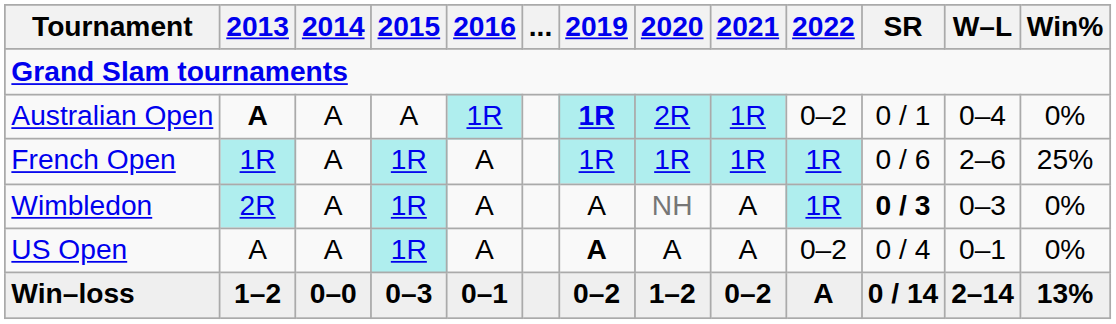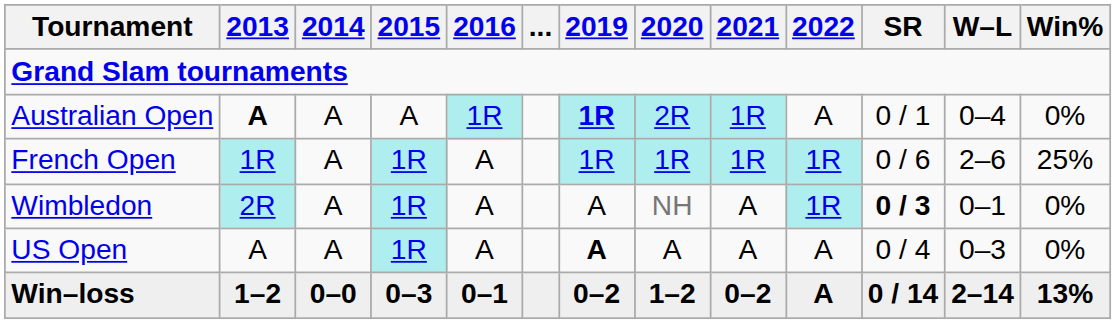(823, 116) 0–2 -> (823, 116) A
(982, 205) 0–3 -> (982, 205) 0–1
(823, 250) 0–2 -> (823, 250) A
(982, 250) 0–1 -> (982, 250) 0–3
